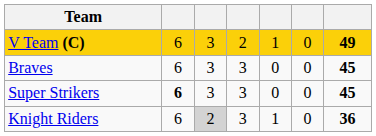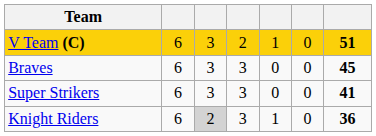(347, 42) 49 -> (347, 42) 51
(178, 93) bold -> (178, 93) normal
(347, 93) 45 -> (347, 93) 41
